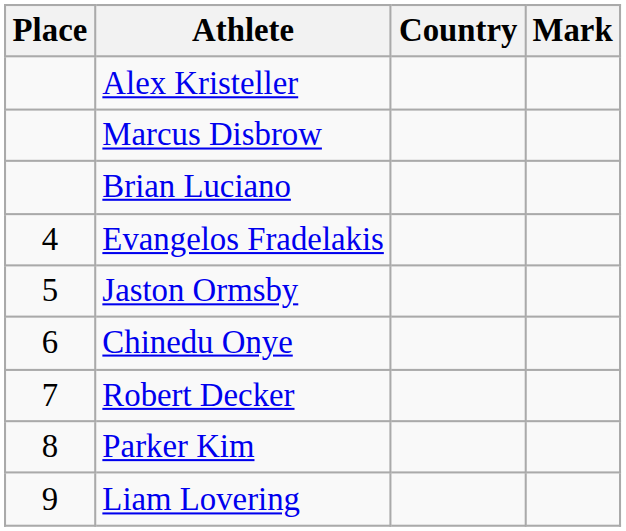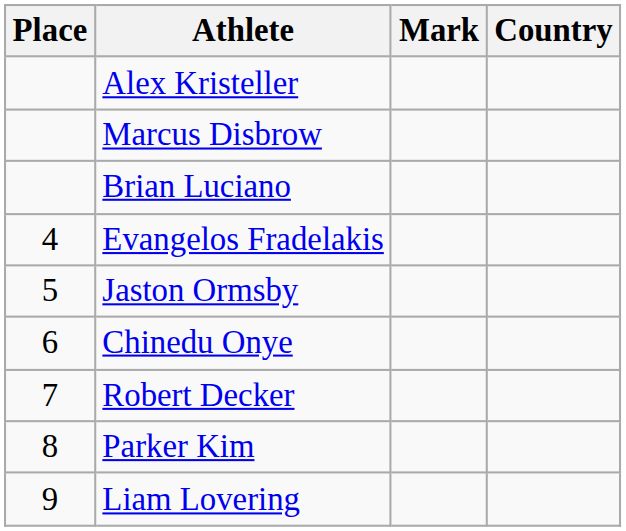columns swapped: (458, 30) <-> (573, 30)
